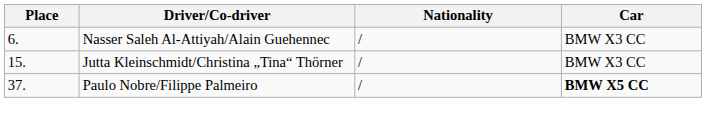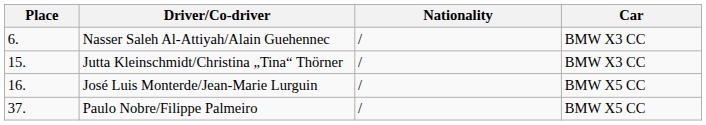+ row: (200, 85)
(607, 85) bold -> (605, 108) normal
